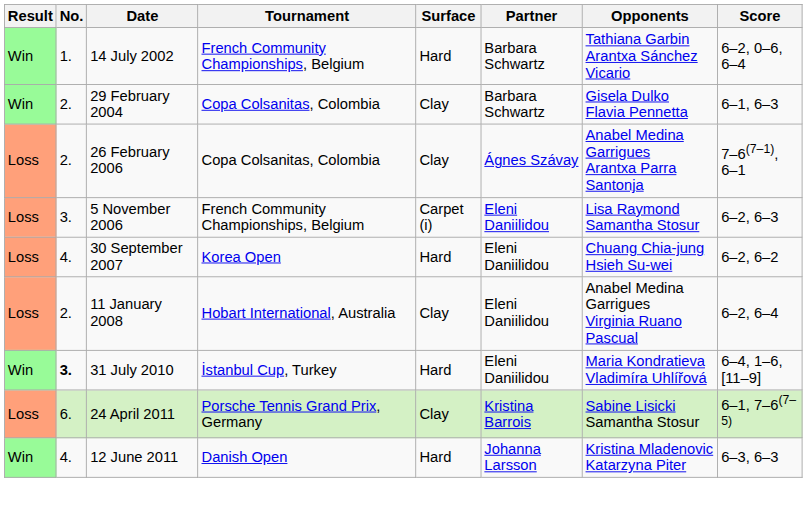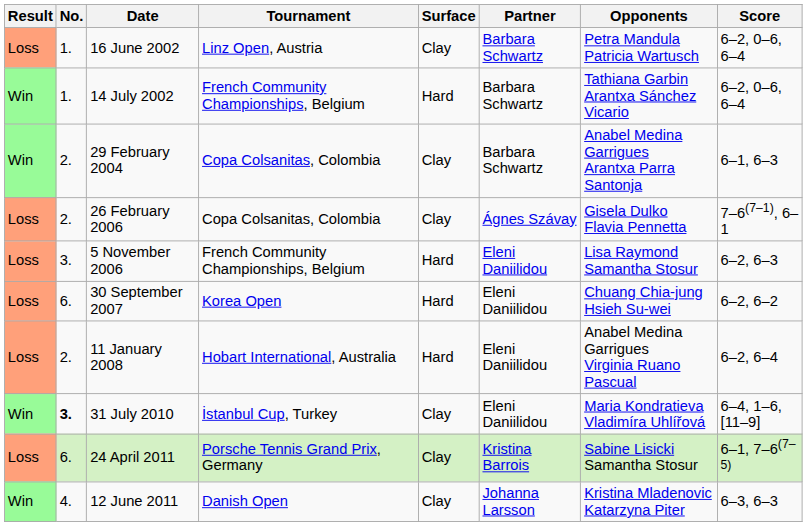+ row: (135, 47)
(637, 104) Gisela Dulko Flavia Pennetta -> (633, 160) Anabel Medina Garrigues Arantxa Parra Santonja
(635, 160) Anabel Medina Garrigues Arantxa Parra Santonja -> (635, 219) Gisela Dulko Flavia Pennetta
(442, 217) Carpet (i) -> (438, 261) Hard
(66, 257) 4. -> (66, 300) 6.
(434, 313) Clay -> (438, 357) Hard
(435, 370) Hard -> (436, 413) Clay
(435, 457) Hard -> (436, 501) Clay
